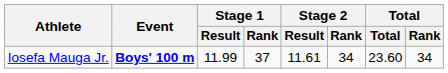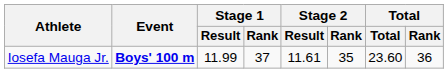(346, 58) 34 -> (346, 58) 35
(425, 58) 34 -> (425, 58) 36
